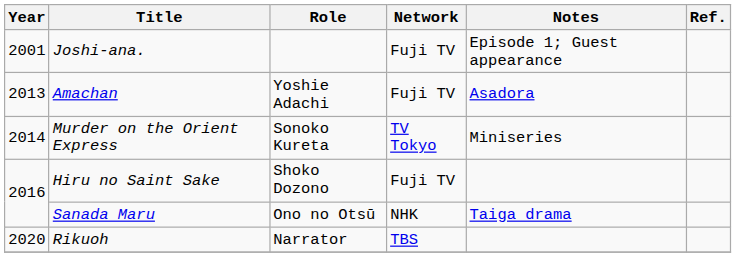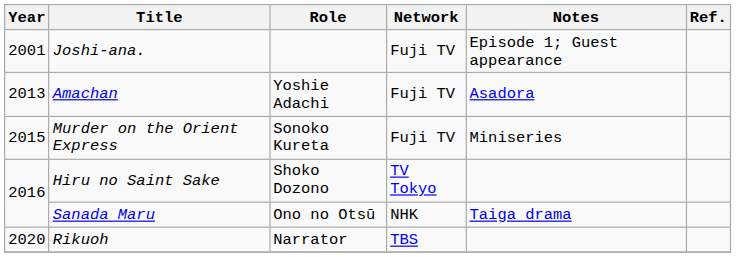(27, 137) 2014 -> (27, 137) 2015
(413, 137) TV Tokyo -> (423, 137) Fuji TV
(423, 181) Fuji TV -> (413, 181) TV Tokyo
